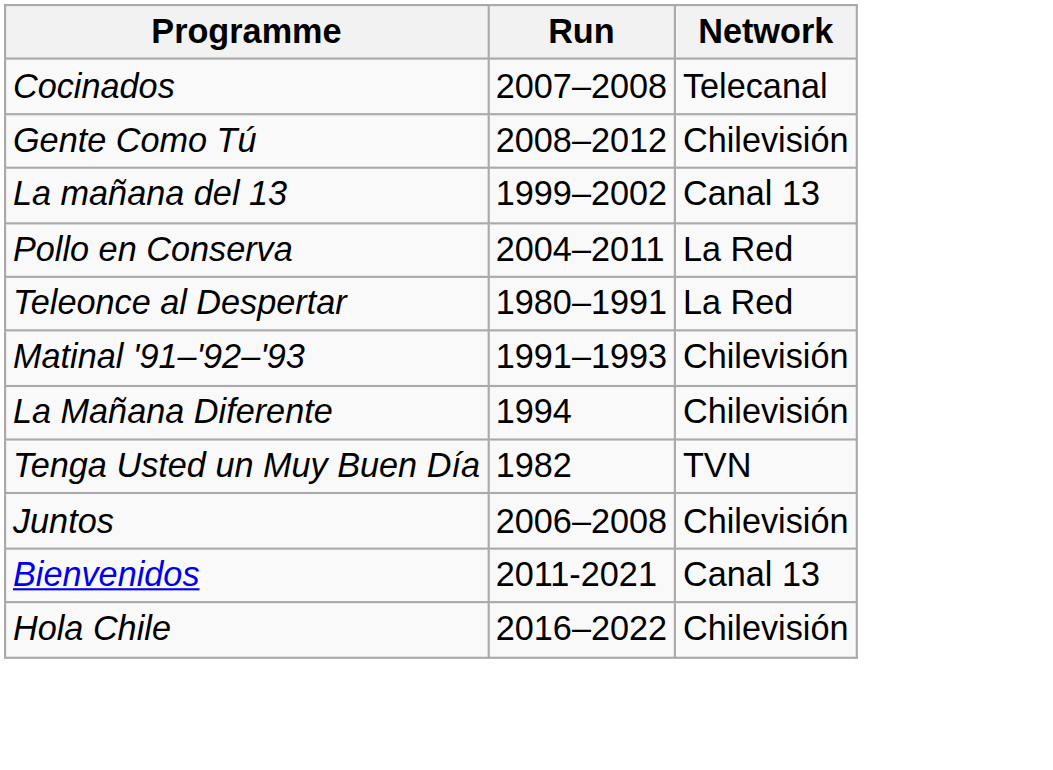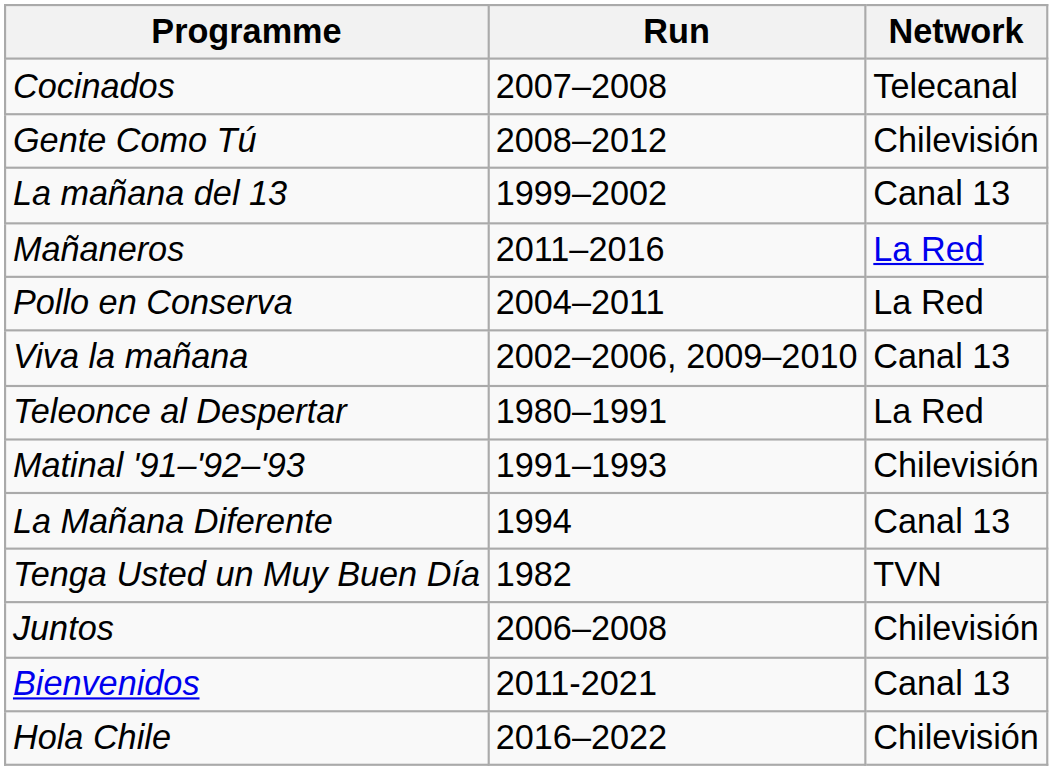+ row: (99, 248)
+ row: (131, 357)
(766, 411) Chilevisión -> (942, 520) Canal 13
